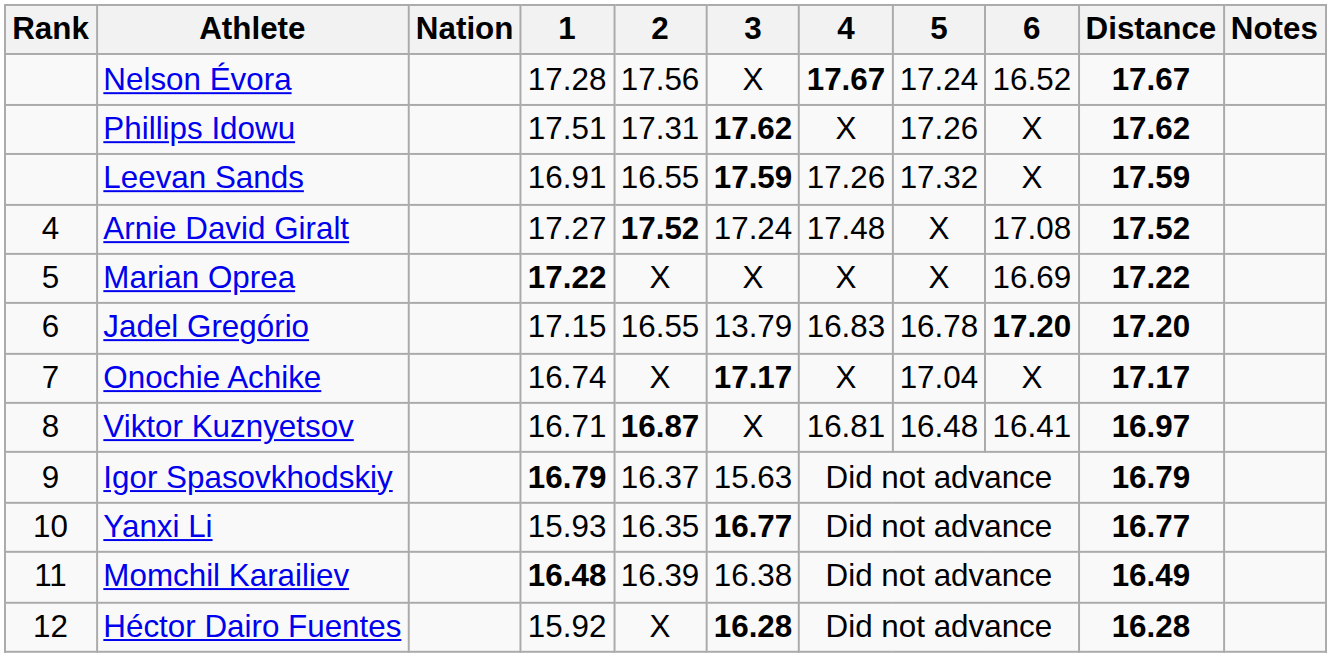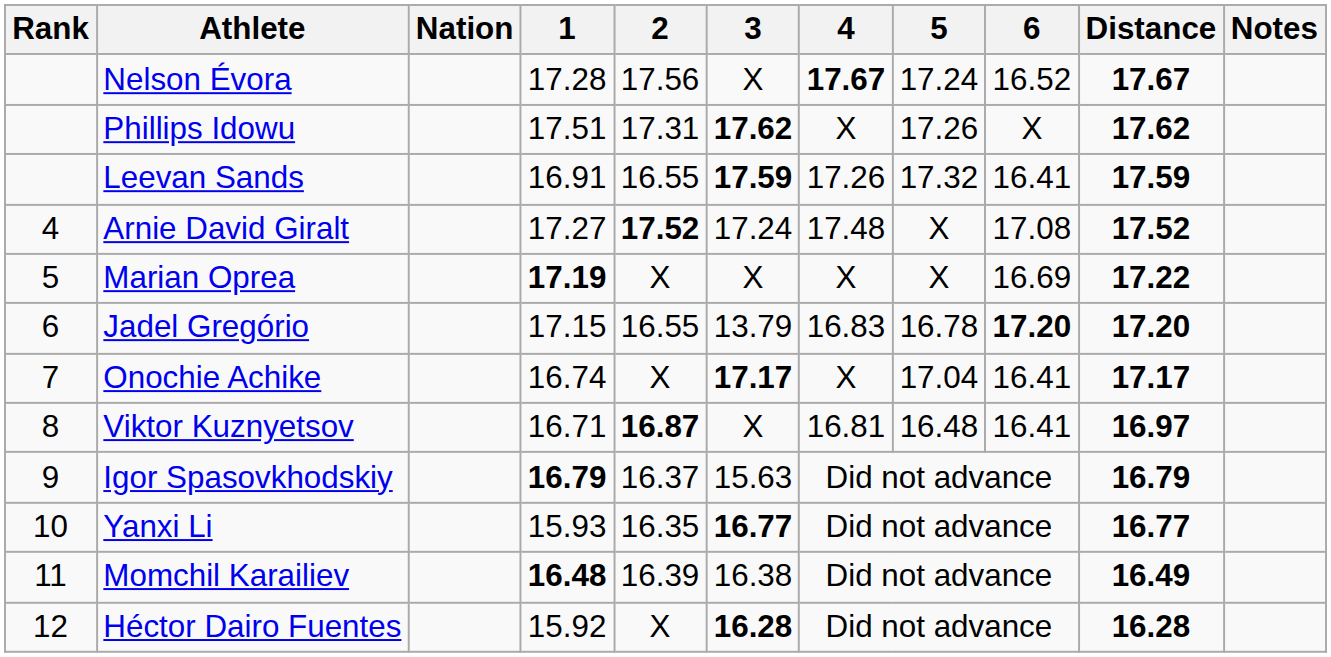(1032, 178) X -> (1032, 178) 16.41
(567, 278) 17.22 -> (567, 278) 17.19
(1032, 377) X -> (1032, 377) 16.41
